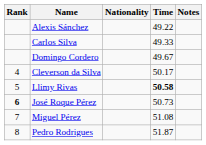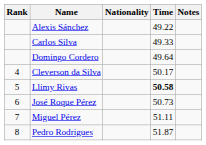(163, 57) 49.67 -> (163, 57) 49.64
(17, 102) bold -> (17, 102) normal
(163, 117) 51.08 -> (163, 117) 51.11
